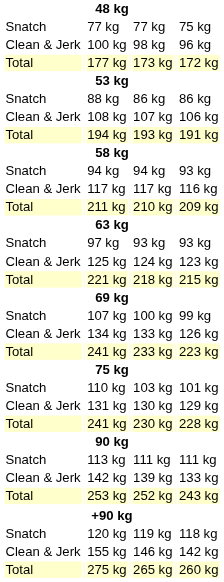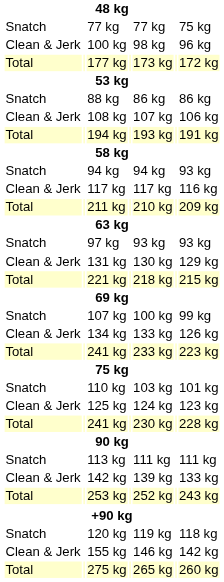rows swapped: (43, 261) <-> (43, 405)
